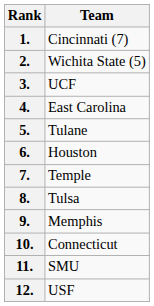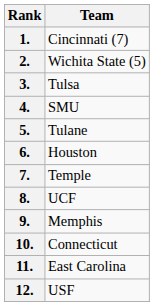(62, 84) UCF -> (64, 84) Tulsa
(87, 107) East Carolina -> (64, 107) SMU
(64, 198) Tulsa -> (62, 198) UCF
(64, 267) SMU -> (87, 267) East Carolina
